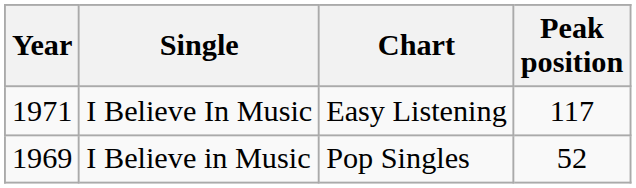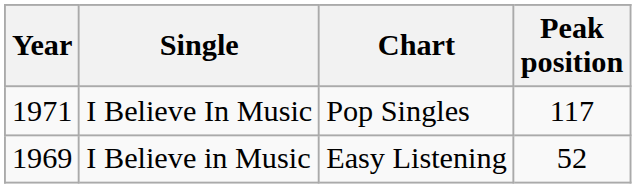(416, 110) Easy Listening -> (398, 110) Pop Singles
(398, 158) Pop Singles -> (416, 158) Easy Listening
